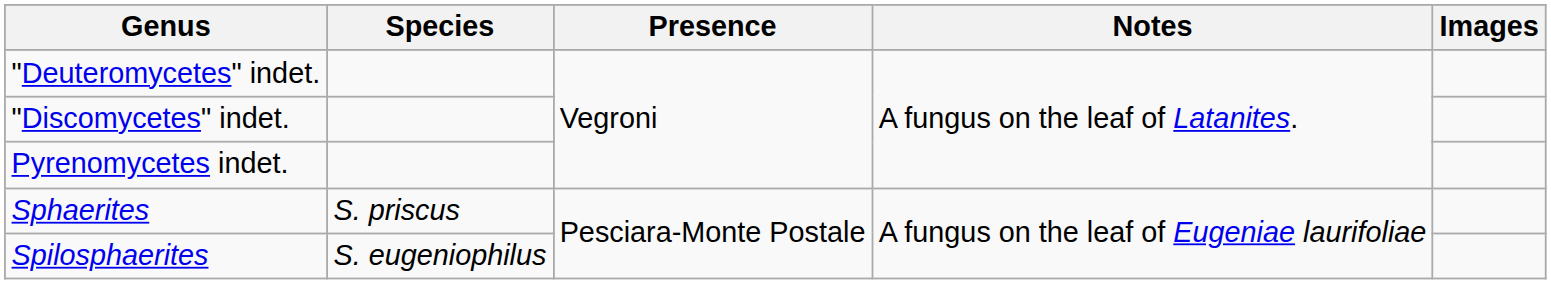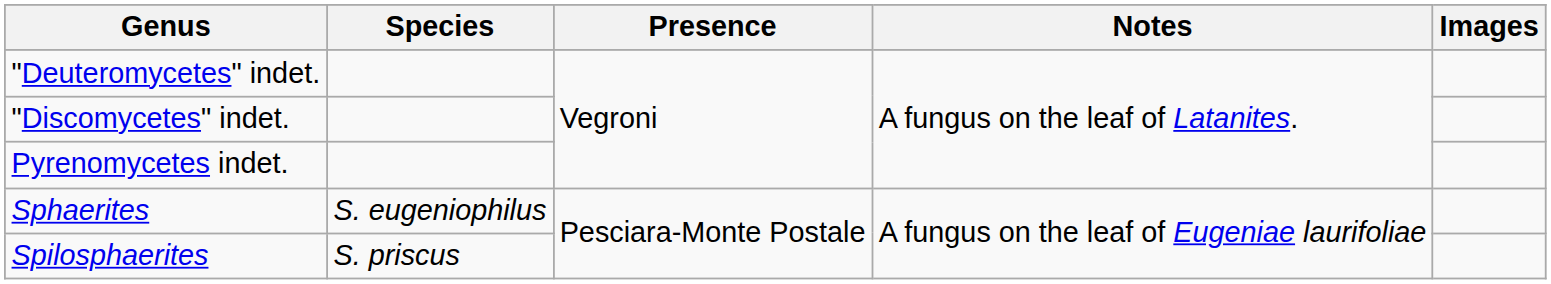(397, 210) S. priscus -> (440, 210) S. eugeniophilus
(440, 255) S. eugeniophilus -> (397, 255) S. priscus
